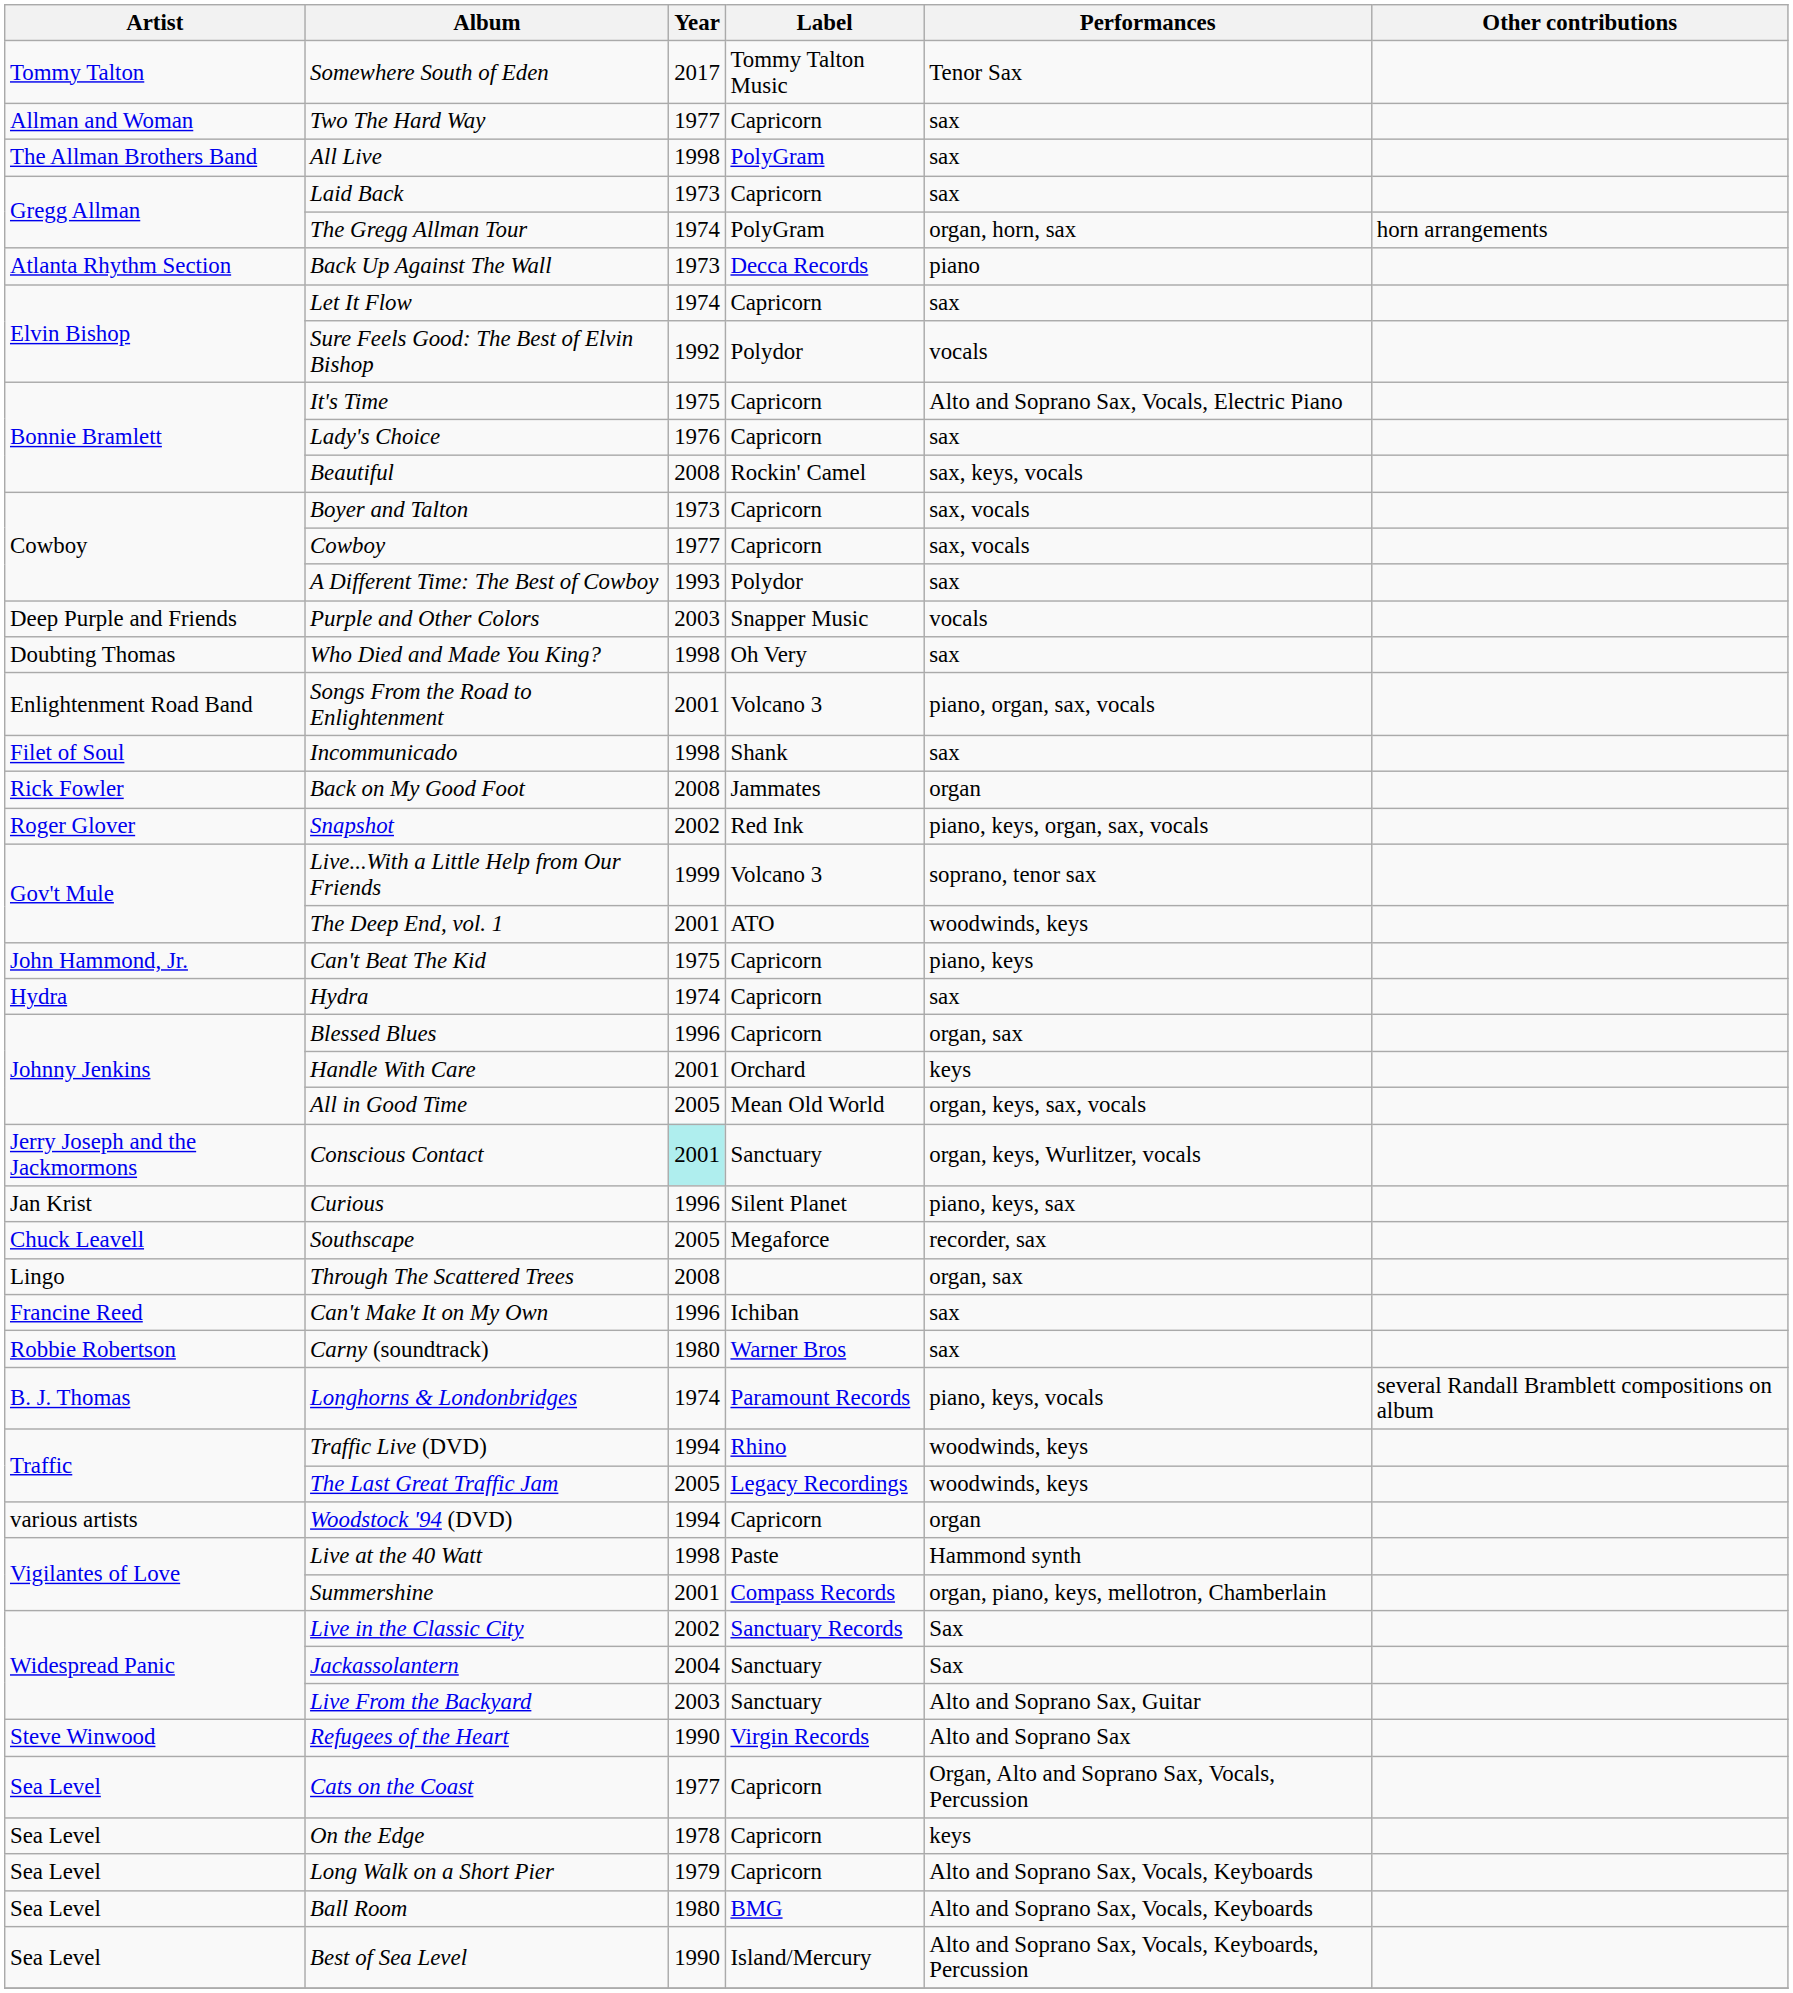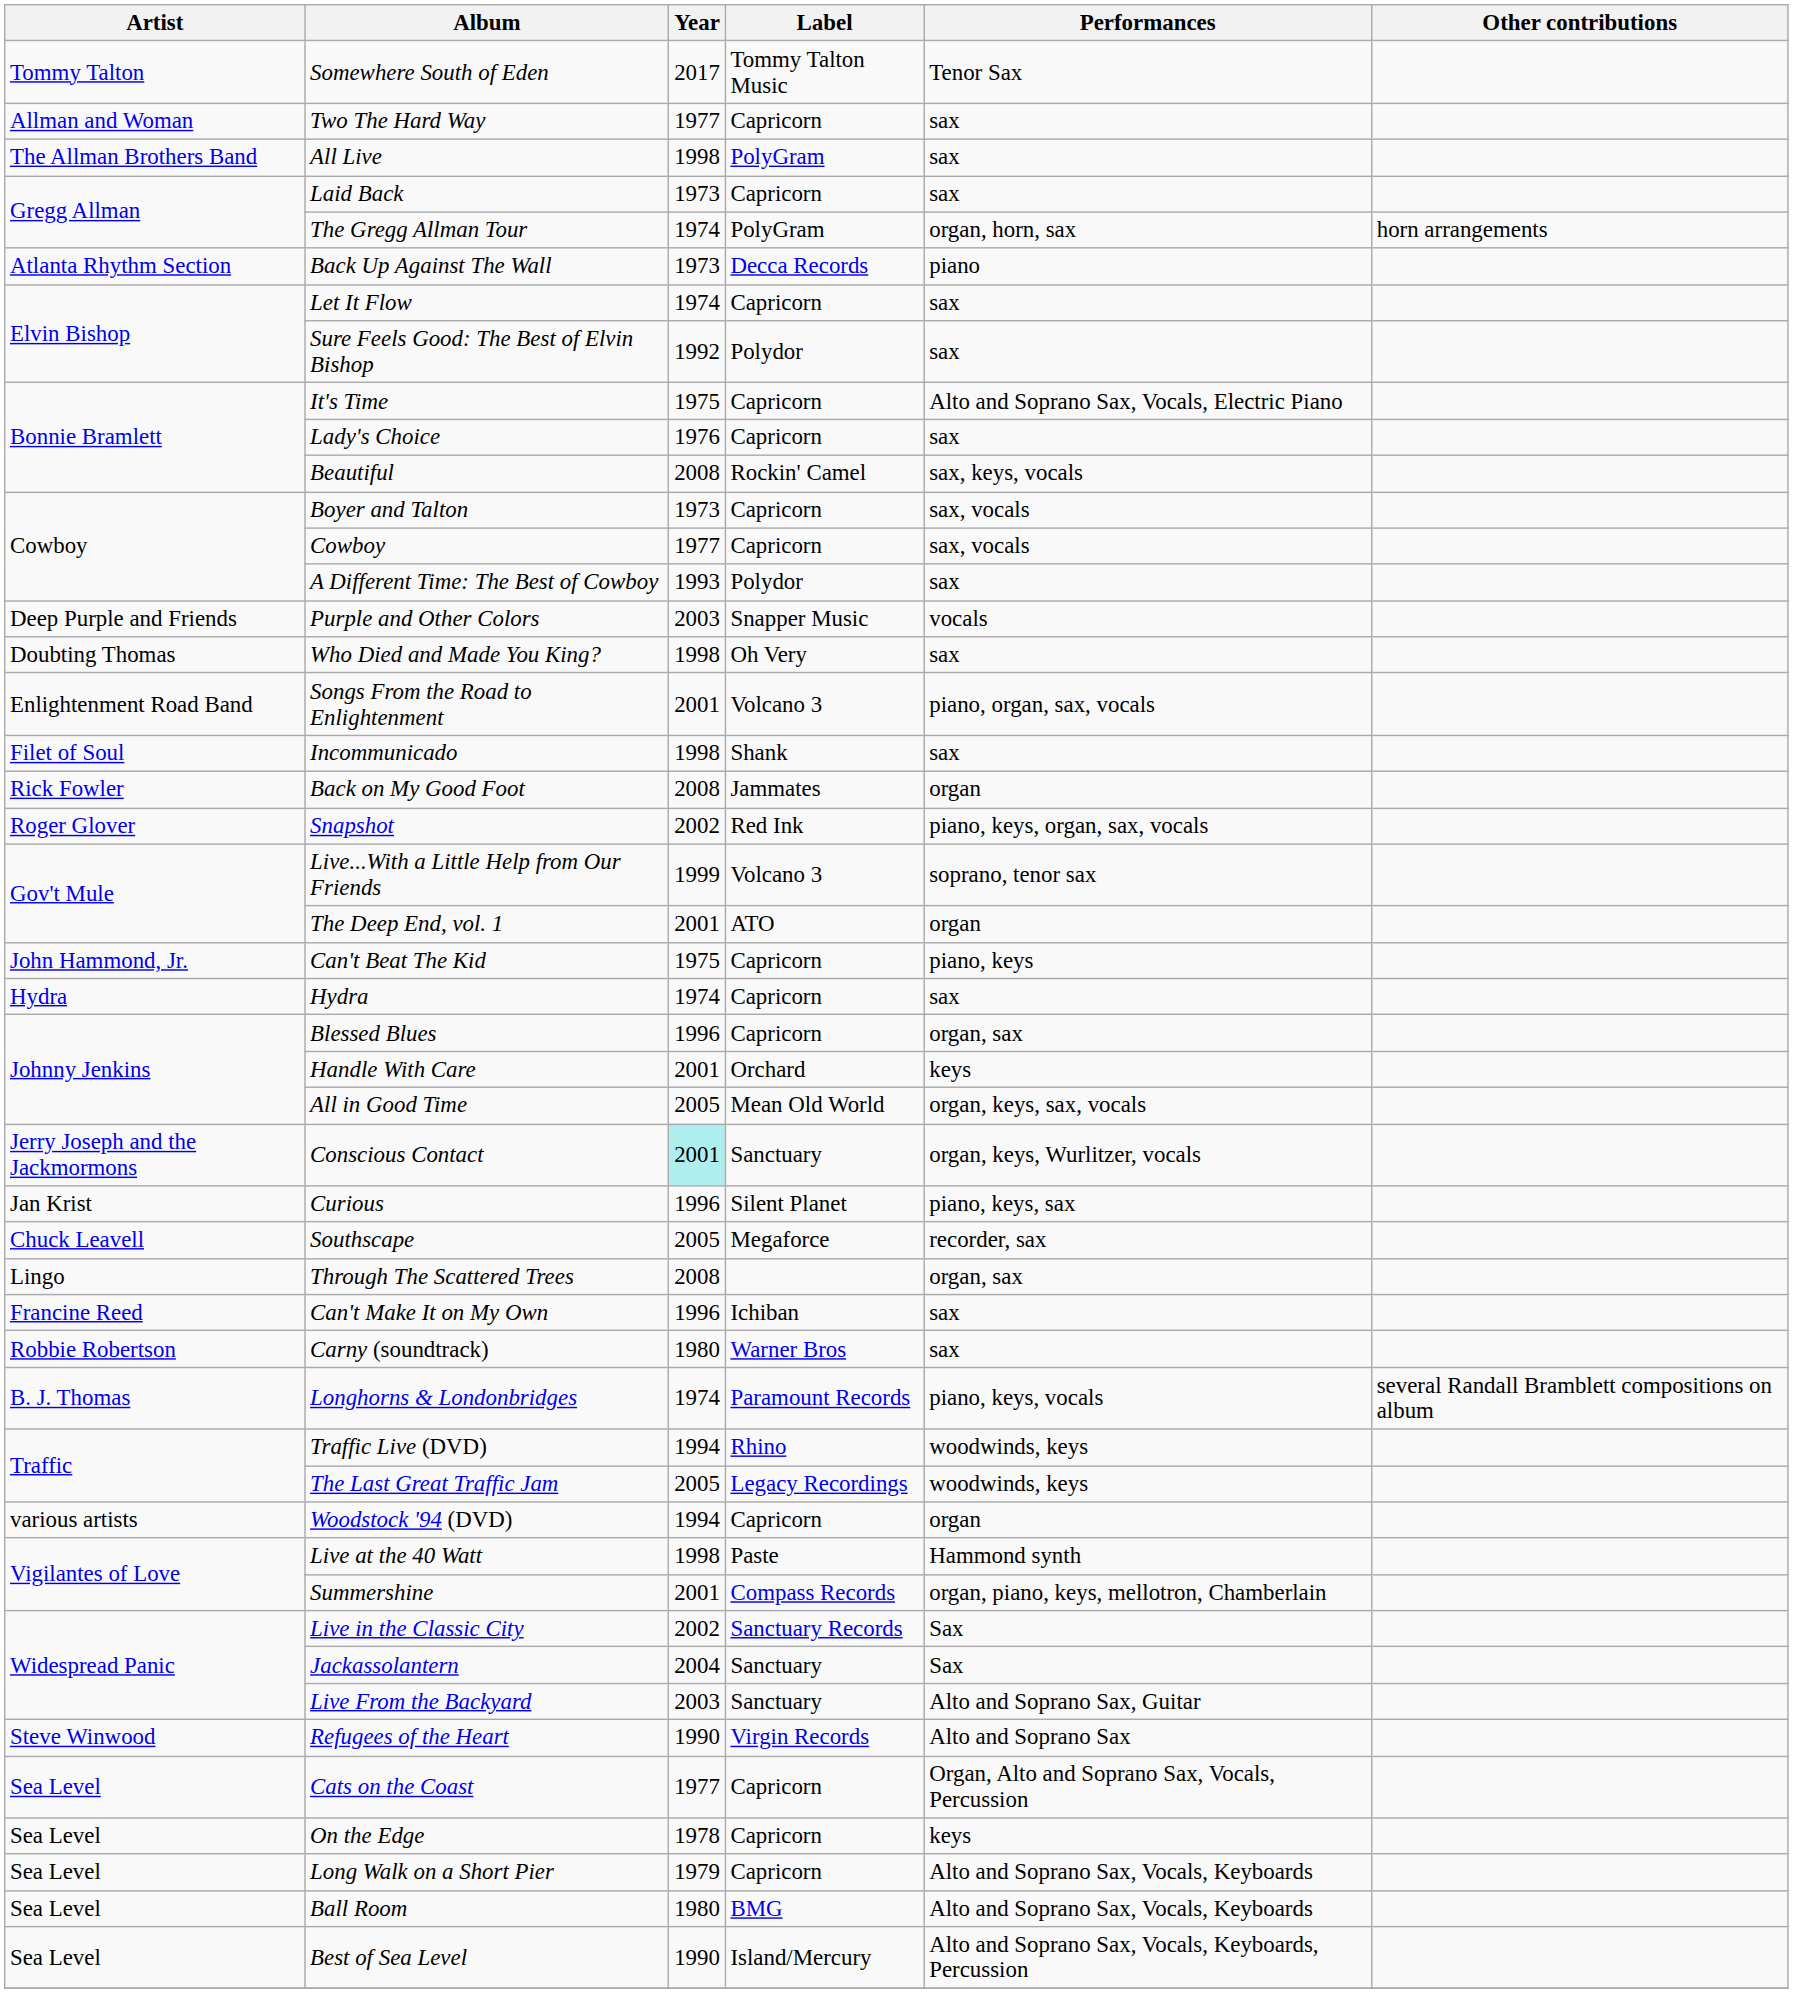(958, 351) vocals -> (944, 351) sax
(1009, 923) woodwinds, keys -> (955, 923) organ
